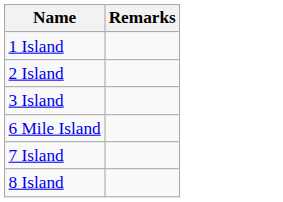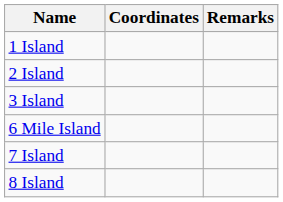+ column: (154, 18)
